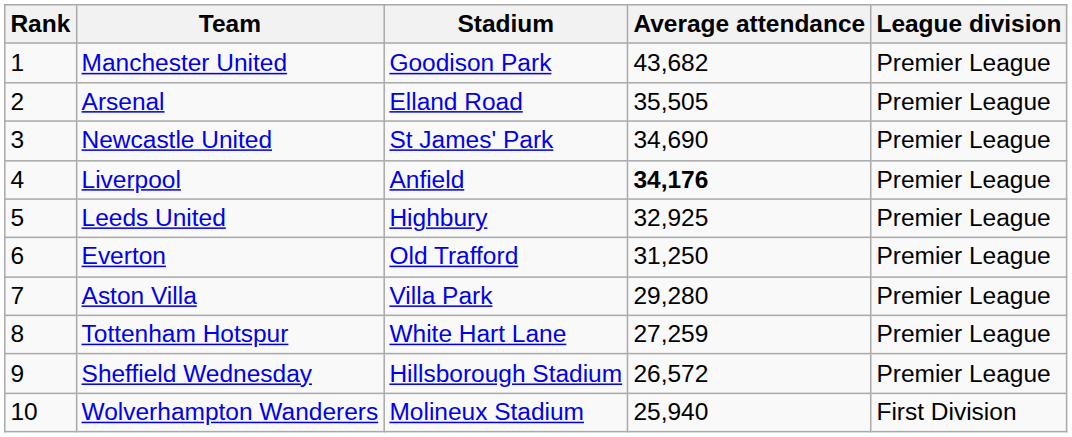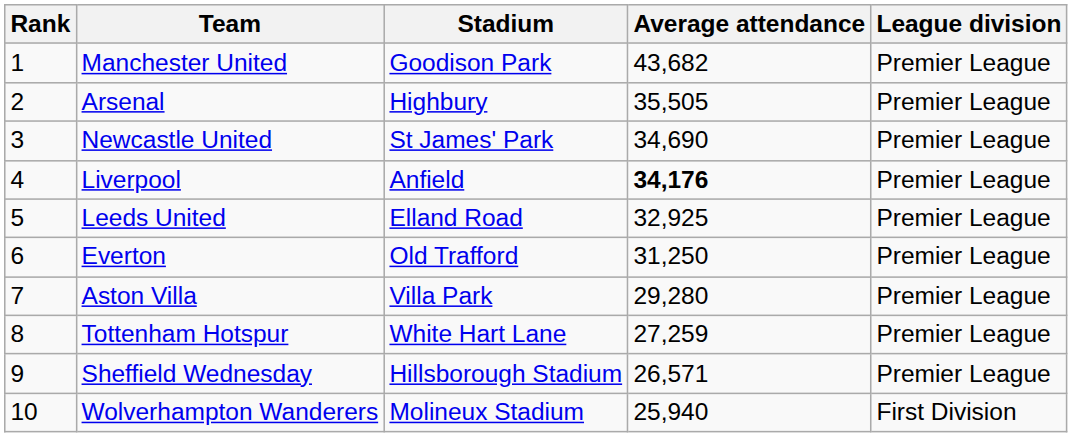(456, 101) Elland Road -> (438, 101) Highbury
(438, 218) Highbury -> (456, 218) Elland Road
(671, 373) 26,572 -> (671, 373) 26,571
